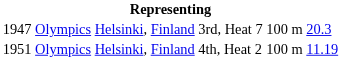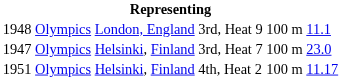+ row: (230, 29)
(319, 29) 20.3 -> (319, 49) 23.0
(322, 49) 11.19 -> (322, 69) 11.17
